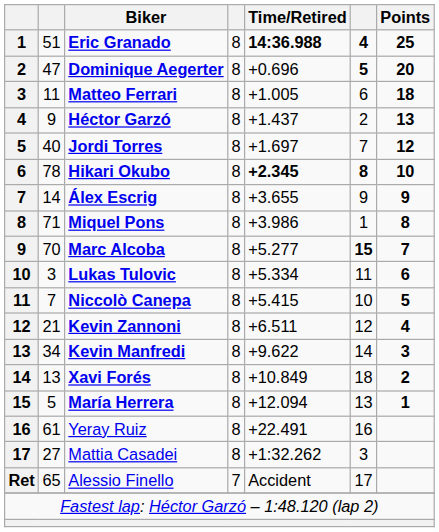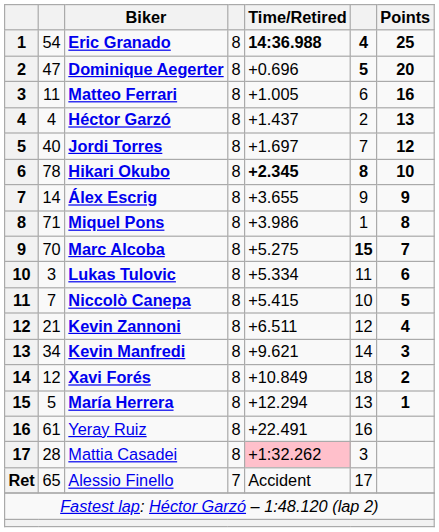(52, 43) 51 -> (52, 43) 54
(405, 94) 18 -> (405, 94) 16
(52, 120) 9 -> (52, 120) 4
(273, 249) +5.277 -> (273, 249) +5.275
(273, 351) +9.622 -> (273, 351) +9.621
(52, 377) 13 -> (52, 377) 12
(278, 403) +12.094 -> (278, 403) +12.294
(52, 454) 27 -> (52, 454) 28
(285, 454) no background -> (285, 454) pink background
